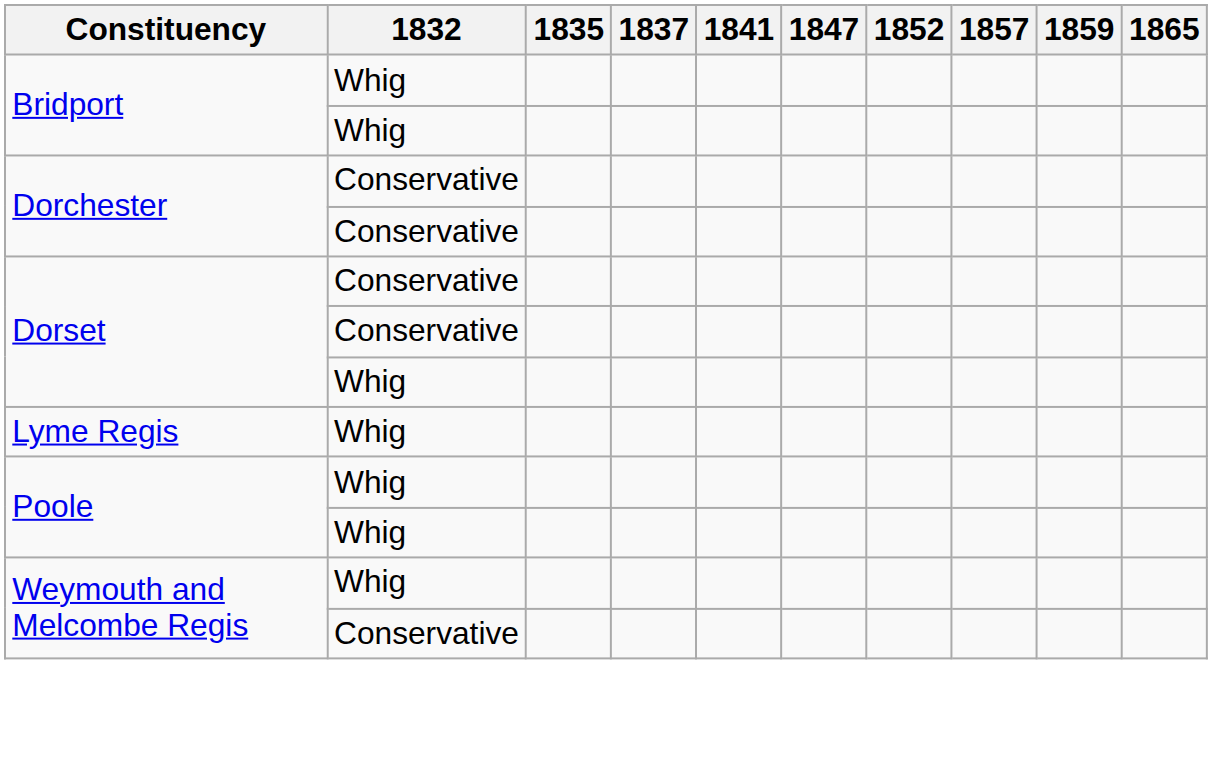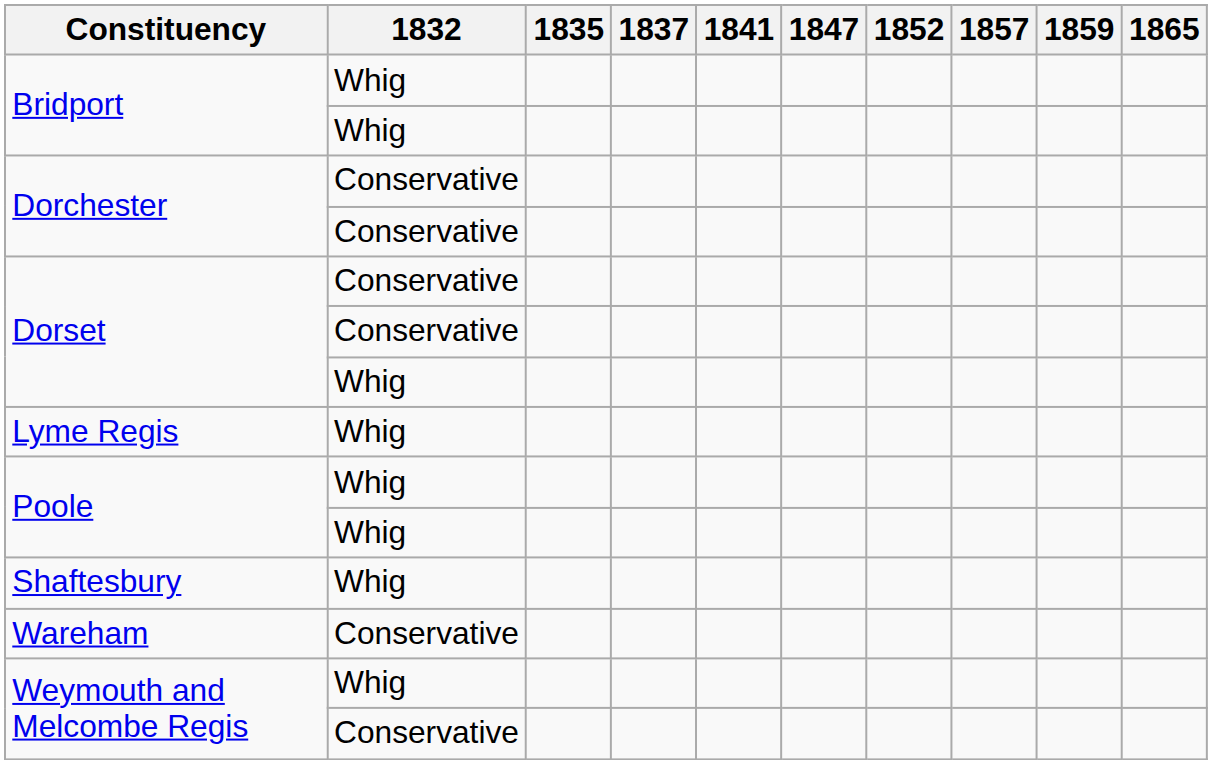+ row: (97, 582)
+ row: (80, 632)
